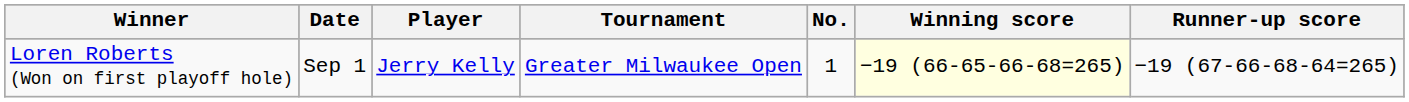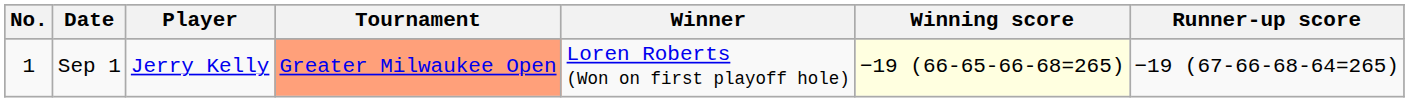columns swapped: (831, 22) <-> (151, 22)
(663, 68) no background -> (418, 68) lightsalmon background
